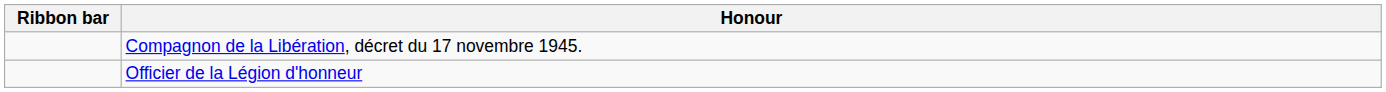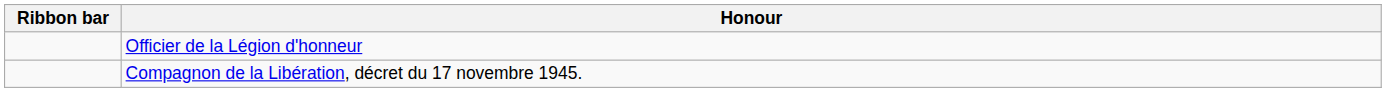rows swapped: (244, 73) <-> (354, 45)
